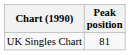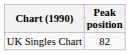(105, 41) 81 -> (105, 41) 82
